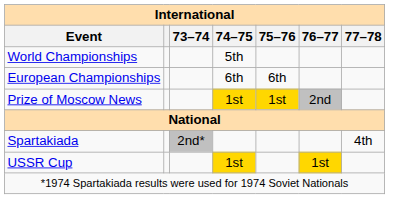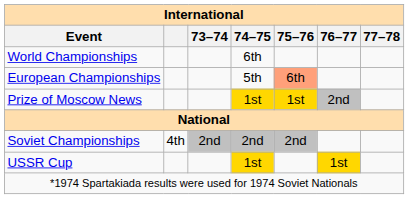(234, 57) 5th -> (253, 57) 6th
(234, 78) 6th -> (253, 78) 5th
(277, 78) no background -> (296, 78) lightsalmon background
+ row: (74, 141)
- row: (43, 141)
